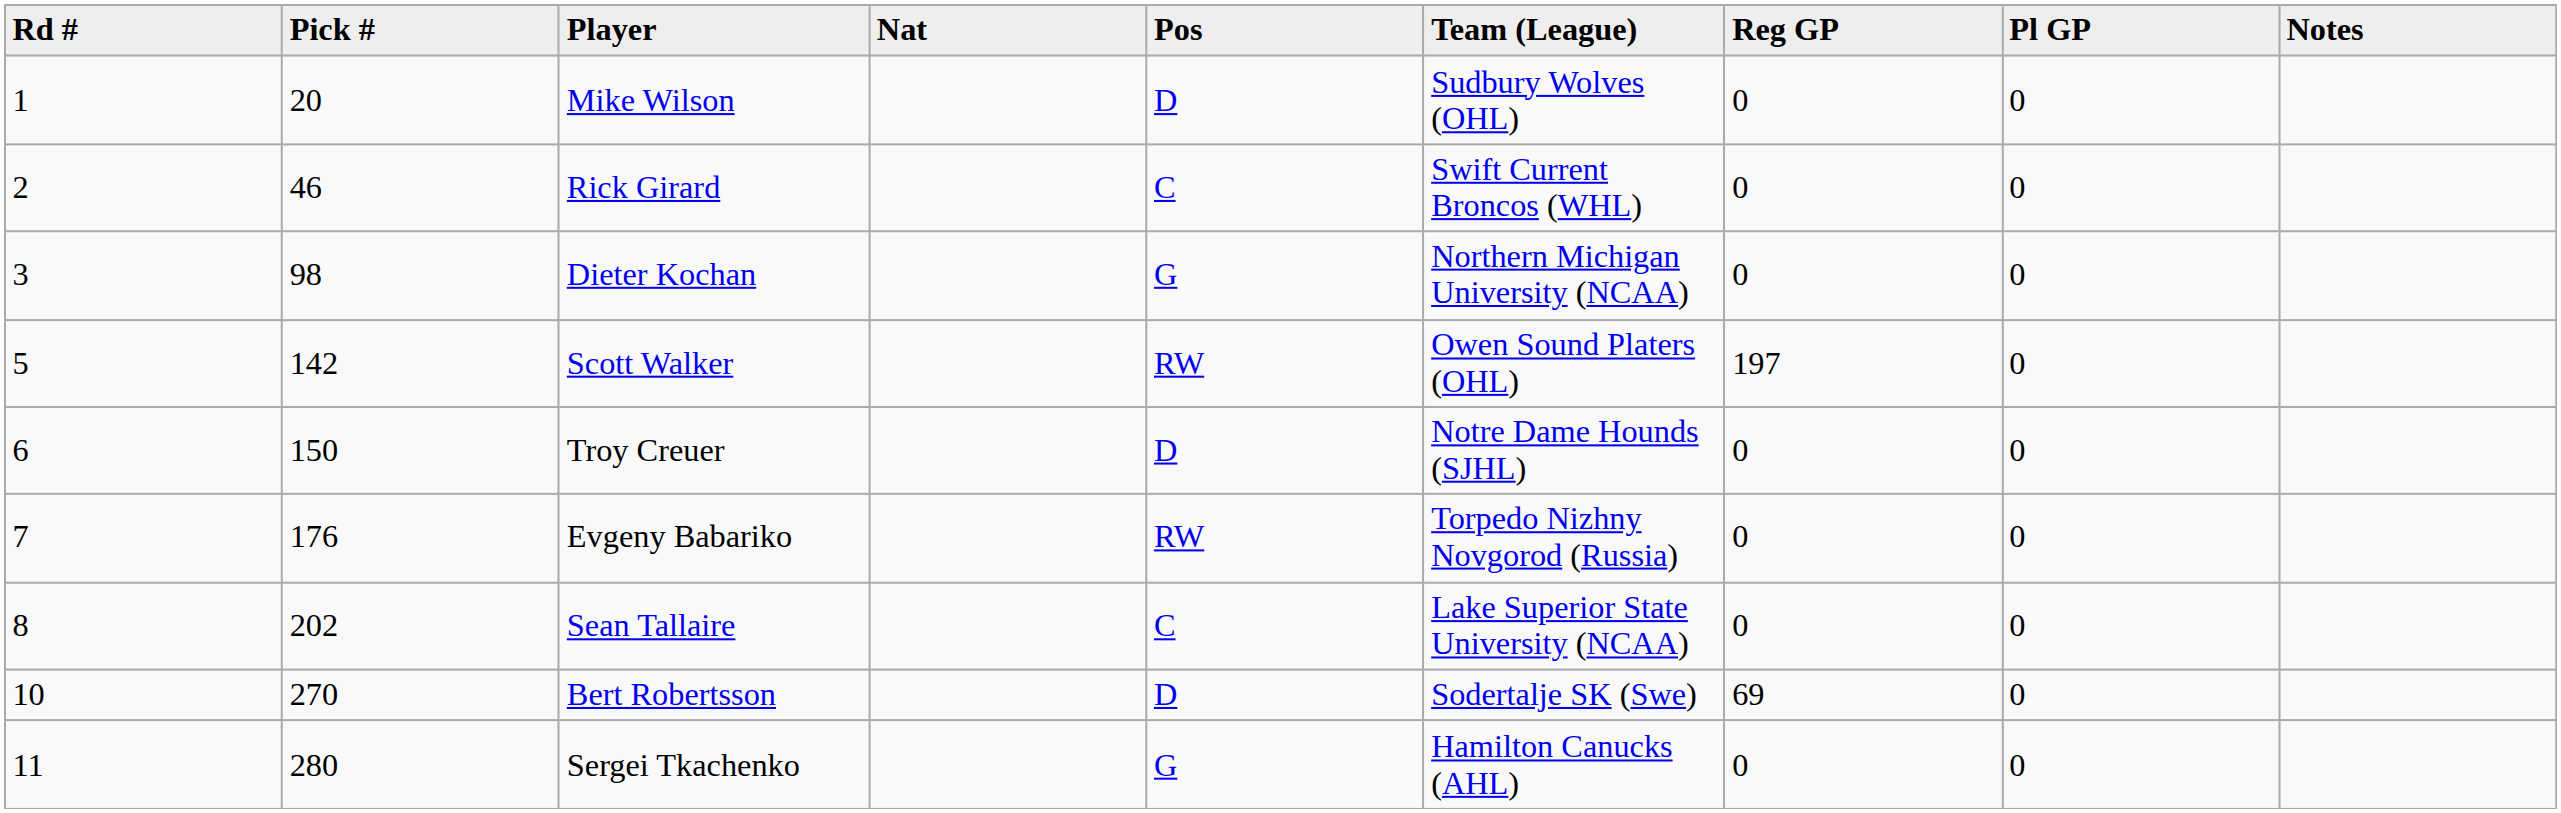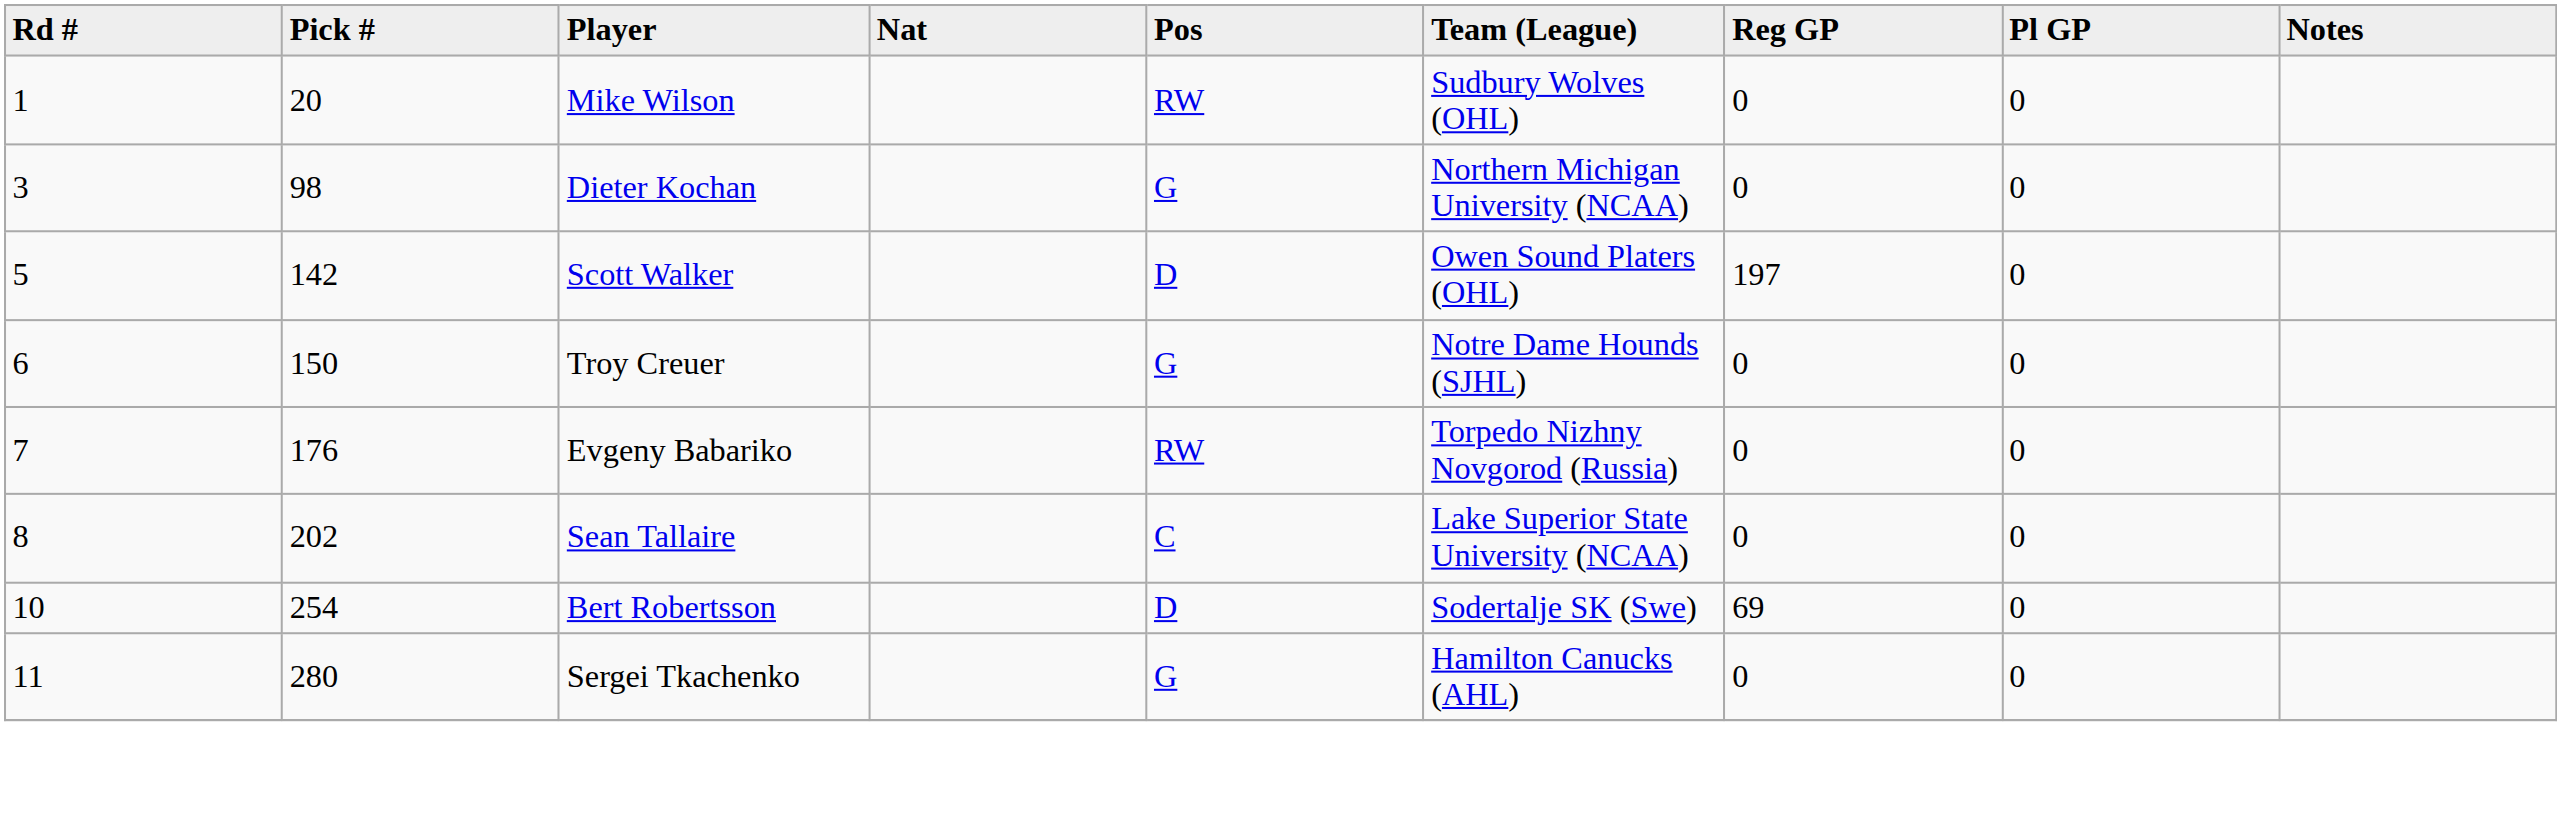(1166, 99) D -> (1179, 99) RW
- row: (644, 187)
(1179, 362) RW -> (1166, 274) D
(1166, 450) D -> (1166, 362) G
(314, 694) 270 -> (314, 607) 254
